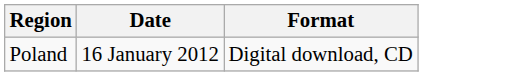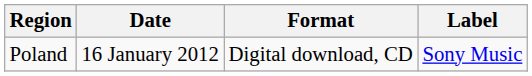+ column: (472, 20)
